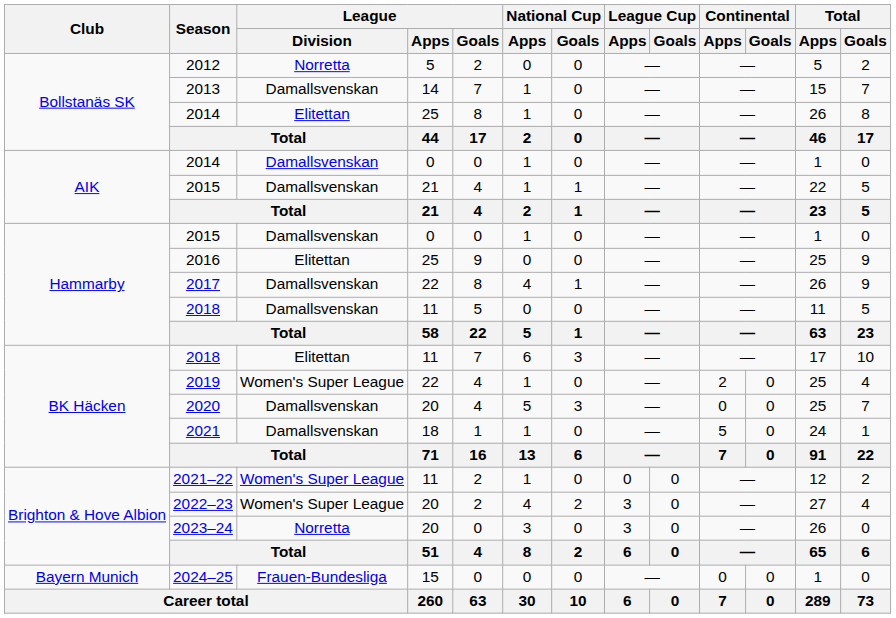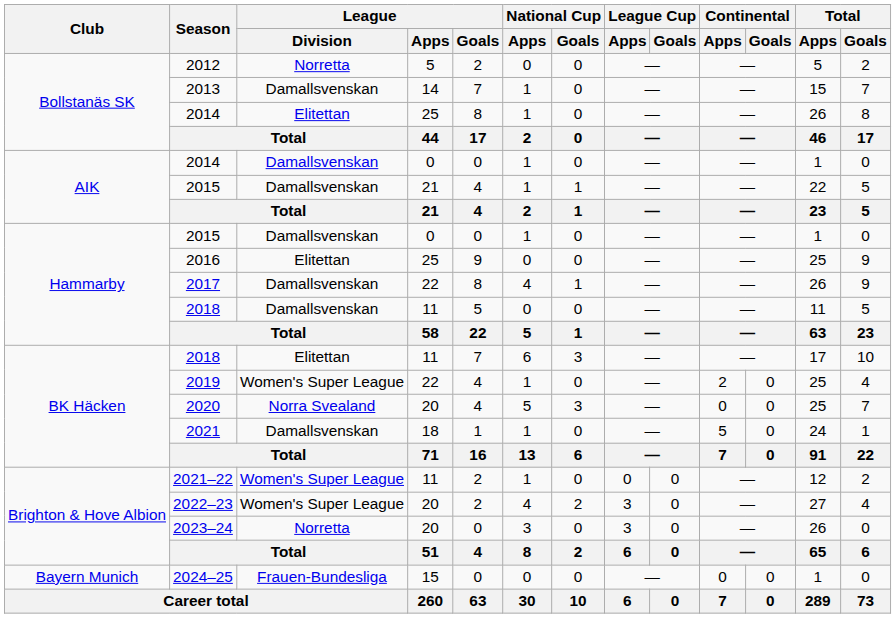(322, 406) Damallsvenskan -> (322, 406) Norra Svealand
